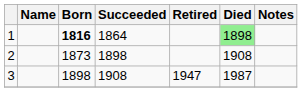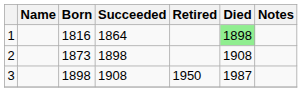(76, 35) bold -> (76, 35) normal
(187, 76) 1947 -> (187, 76) 1950
